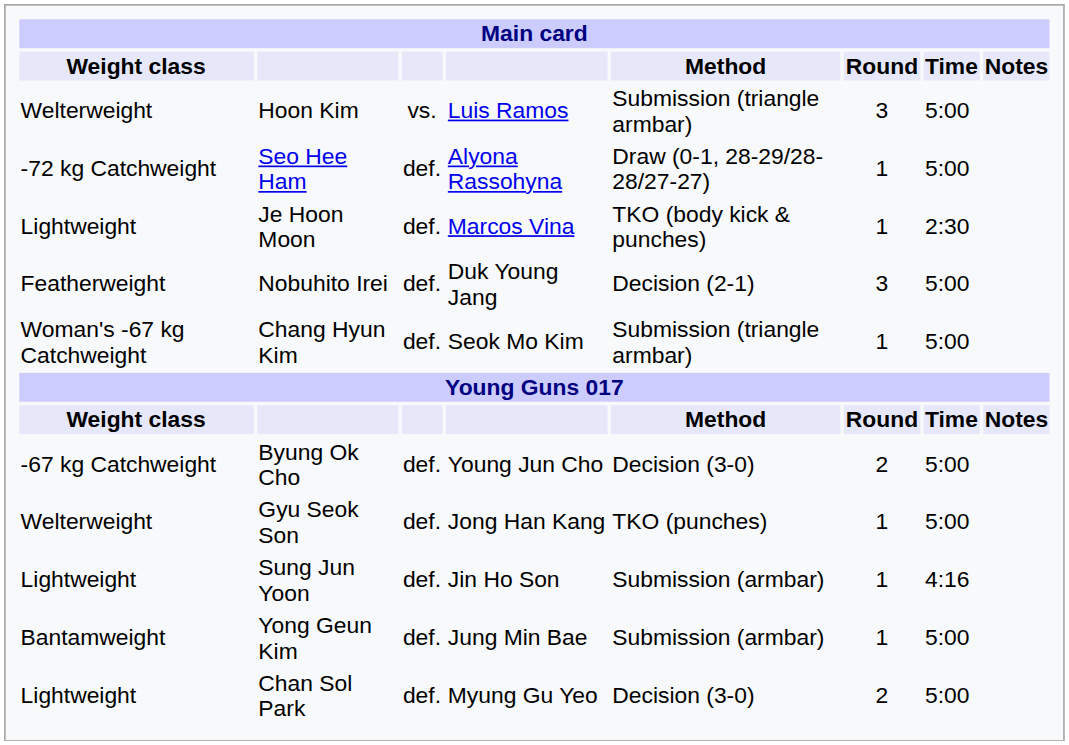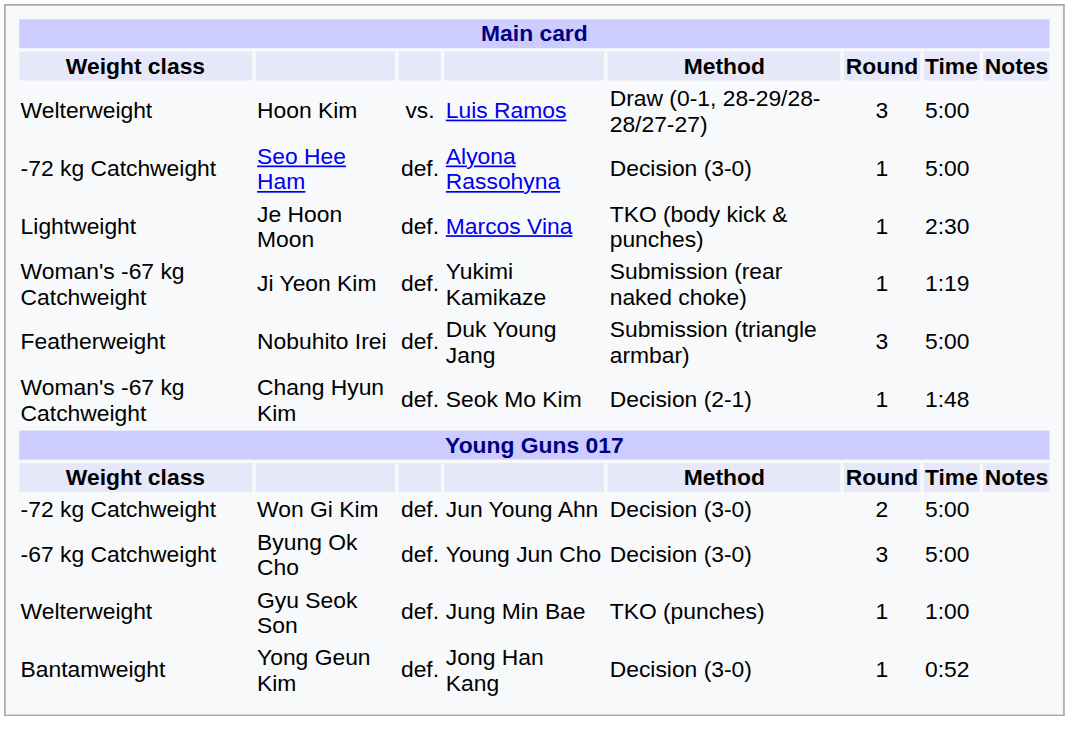(716, 111) Submission (triangle armbar) -> (715, 111) Draw (0-1, 28-29/28-28/27-27)
(718, 169) Draw (0-1, 28-29/28-28/27-27) -> (681, 169) Decision (3-0)
+ row: (317, 284)
(683, 284) Decision (2-1) -> (713, 342) Submission (triangle armbar)
(716, 342) Submission (triangle armbar) -> (681, 400) Decision (2-1)
(947, 342) 5:00 -> (947, 400) 1:48
+ row: (318, 509)
(882, 464) 2 -> (882, 554) 3
(527, 522) Jong Han Kang -> (516, 612) Jung Min Bae
(947, 522) 5:00 -> (947, 612) 1:00
- row: (307, 580)
(518, 638) Jung Min Bae -> (495, 670) Jong Han Kang
(718, 638) Submission (armbar) -> (681, 670) Decision (3-0)
(947, 638) 5:00 -> (947, 670) 0:52
- row: (305, 696)
